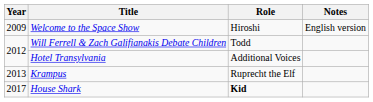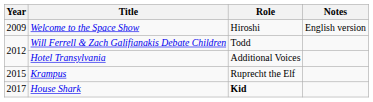(16, 74) 2013 -> (16, 74) 2015
